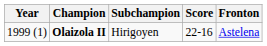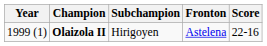columns swapped: (199, 13) <-> (239, 13)
